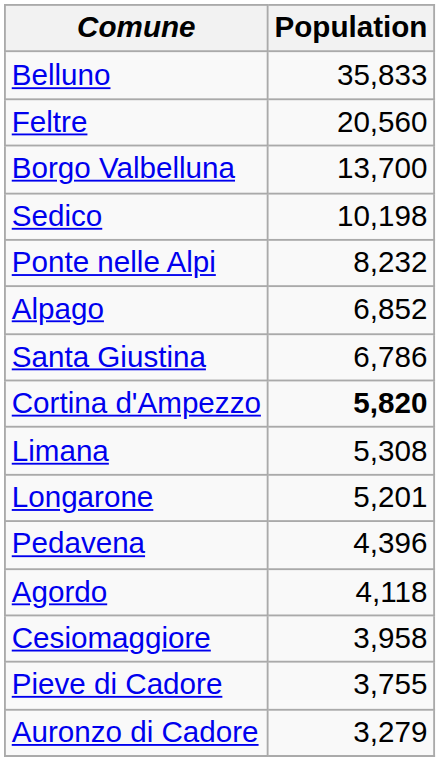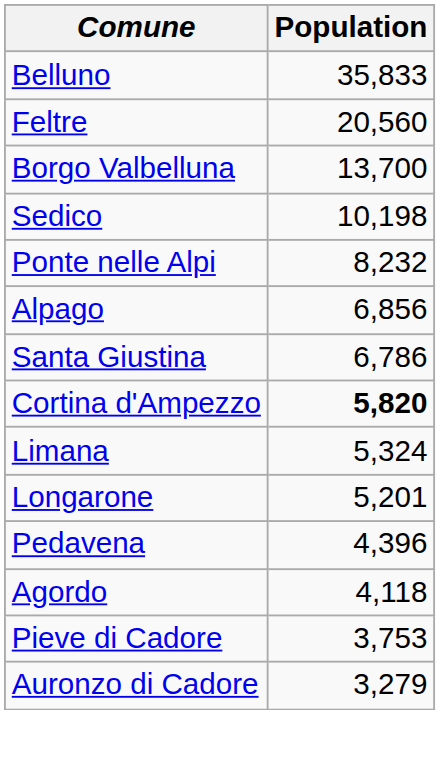(390, 309) 6,852 -> (390, 309) 6,856
(390, 450) 5,308 -> (390, 450) 5,324
- row: (111, 638)
(390, 685) 3,755 -> (390, 638) 3,753
